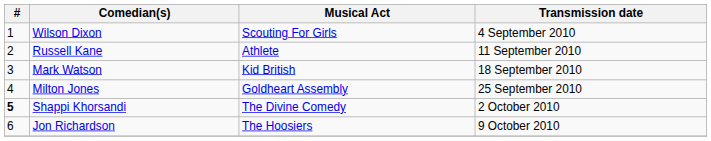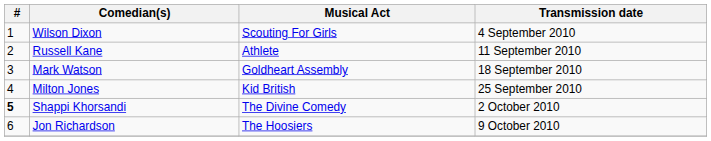(269, 70) Kid British -> (295, 70) Goldheart Assembly
(295, 88) Goldheart Assembly -> (269, 88) Kid British
